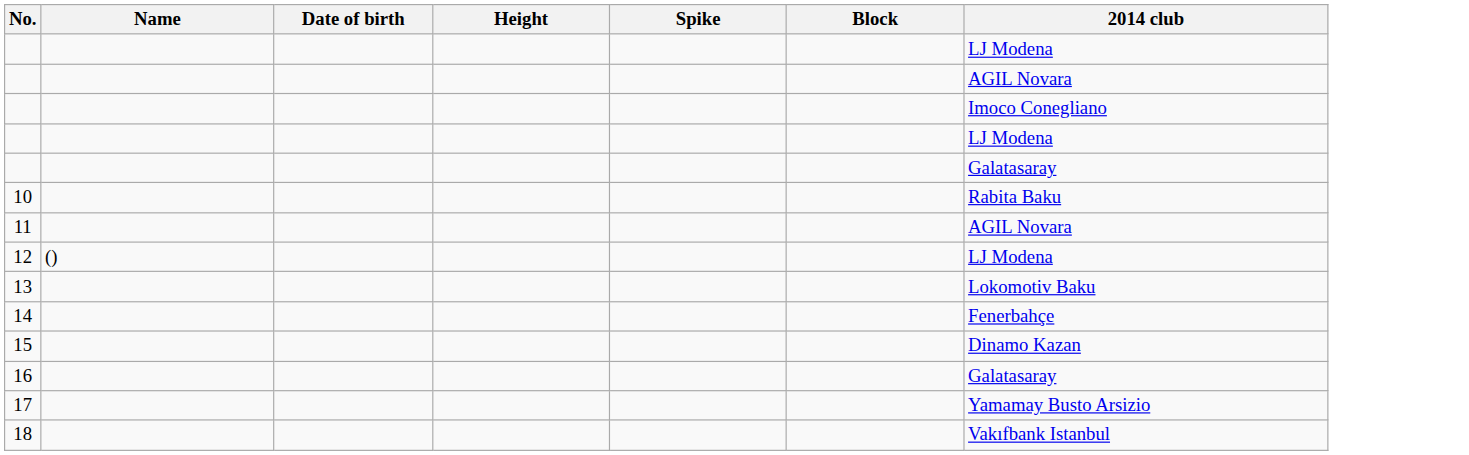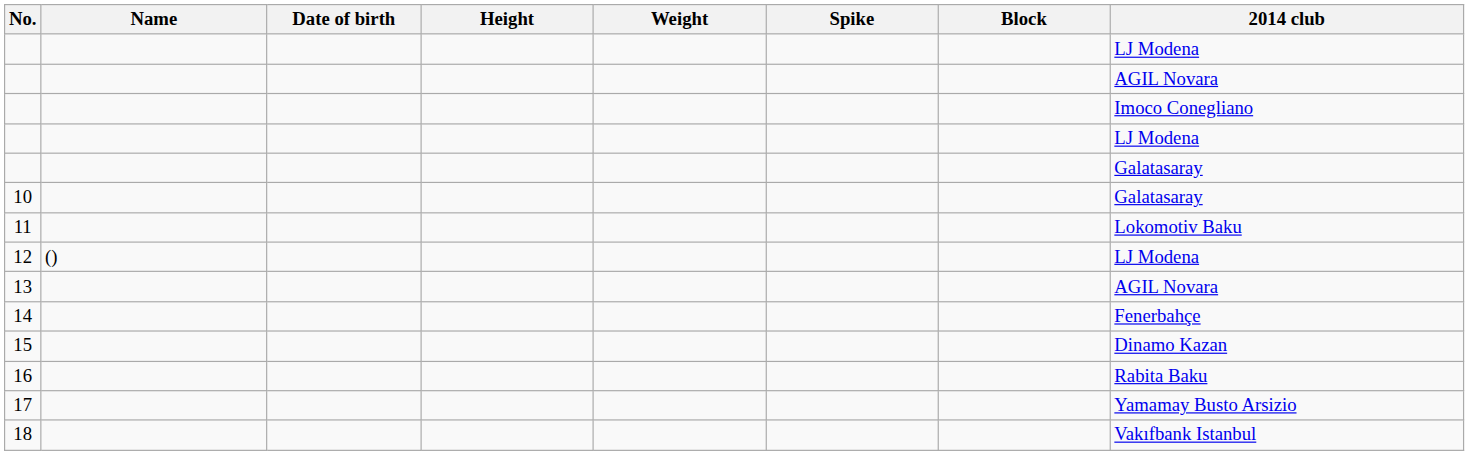+ column: (680, 19)
(1015, 197) Rabita Baku -> (1159, 197) Galatasaray
(1020, 227) AGIL Novara -> (1178, 227) Lokomotiv Baku
(1032, 286) Lokomotiv Baku -> (1166, 286) AGIL Novara
(1012, 375) Galatasaray -> (1161, 375) Rabita Baku
